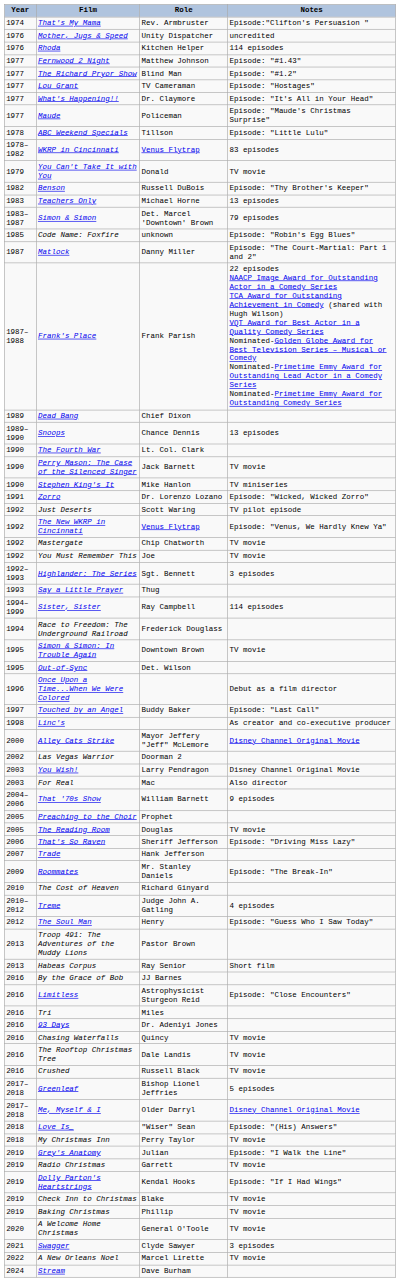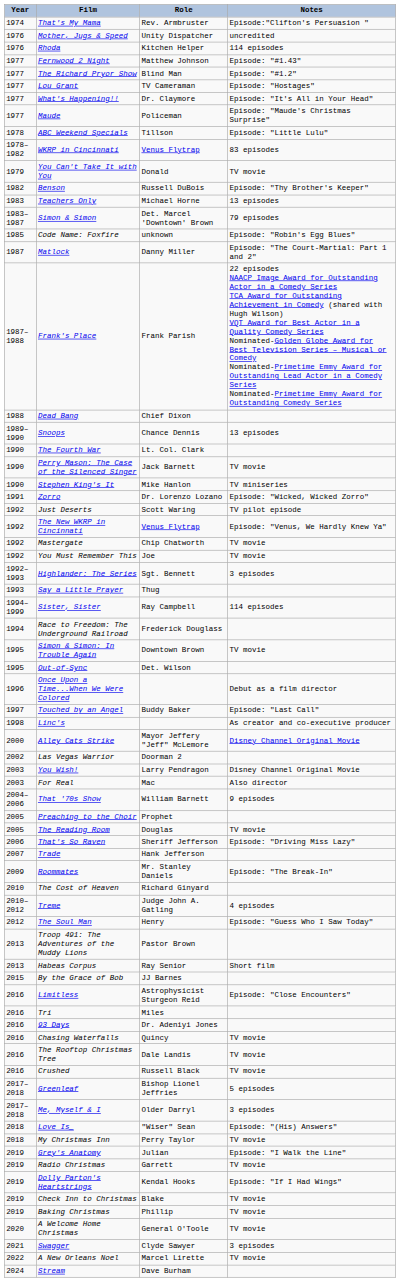(15, 416) 1989 -> (15, 416) 1988
(15, 978) 2016 -> (15, 978) 2015
(295, 1110) Disney Channel Original Movie -> (252, 1110) 3 episodes
